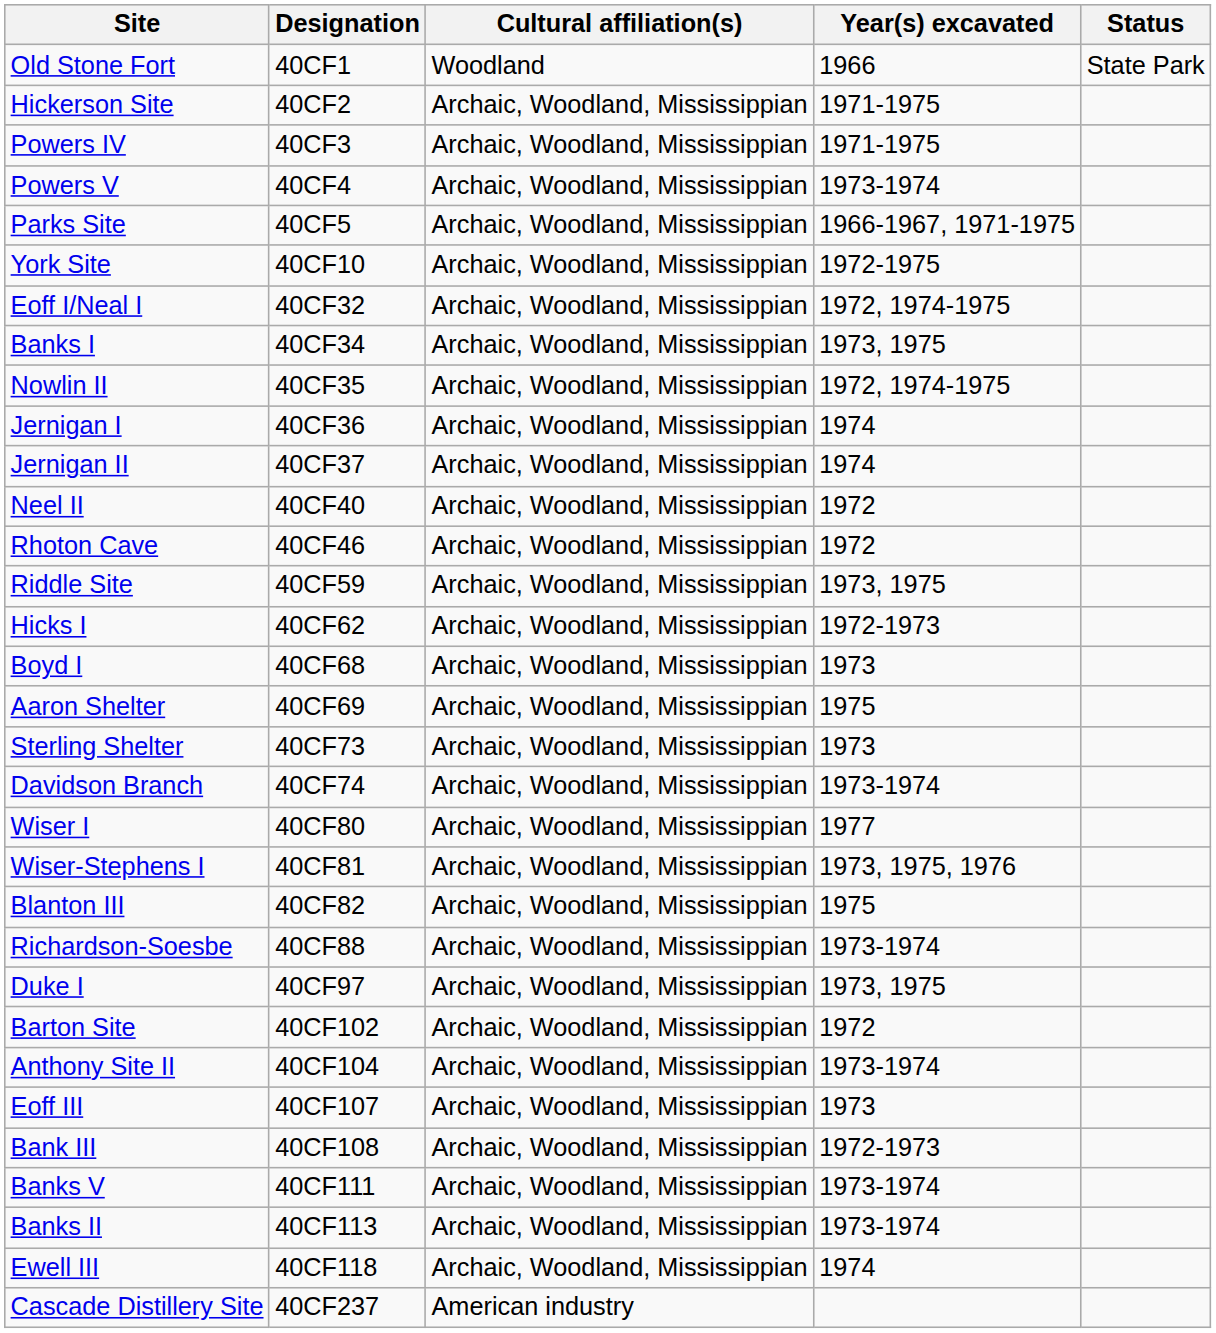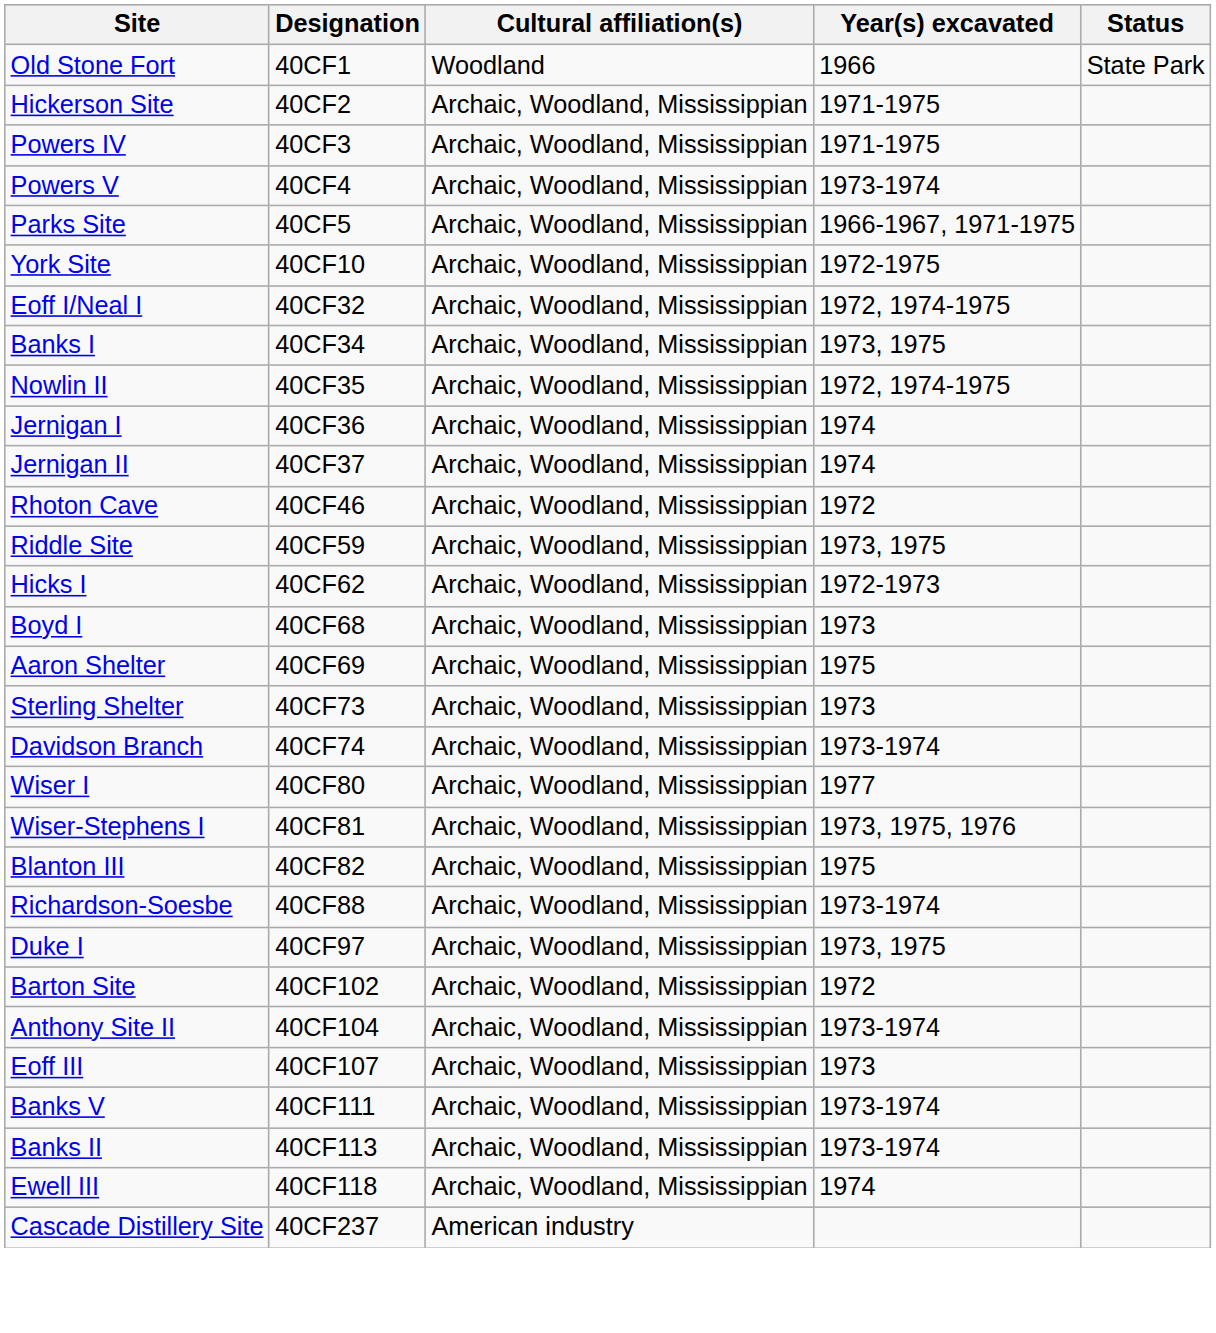- row: (47, 505)
- row: (53, 1147)
